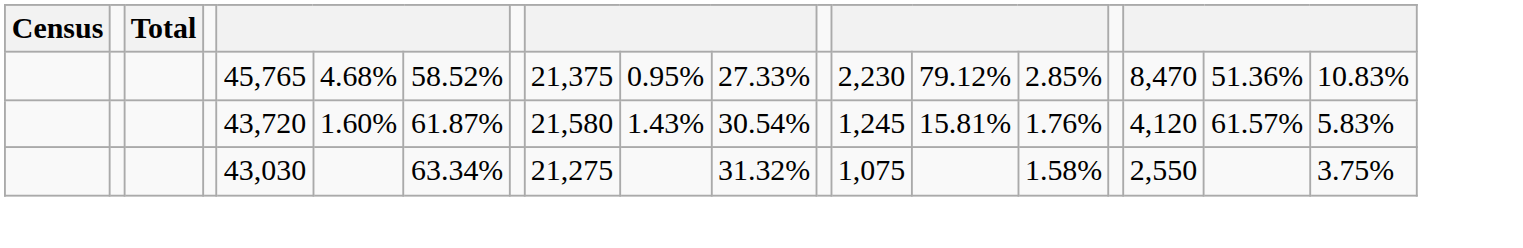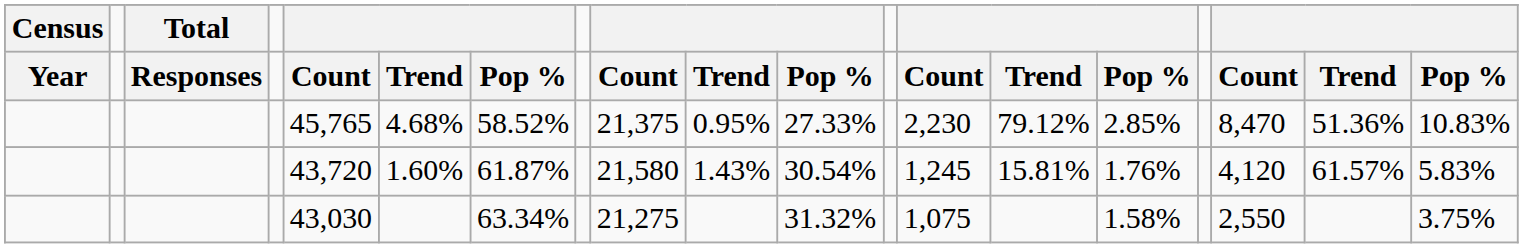+ row: (58, 75)
